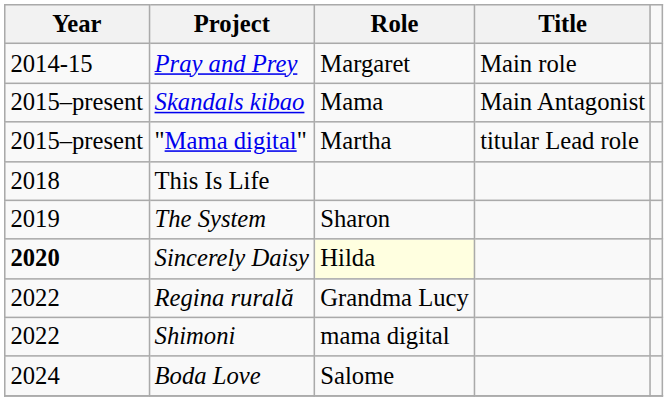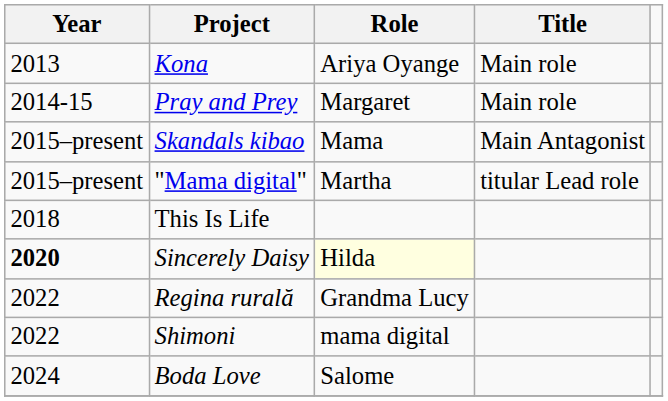+ row: (181, 63)
- row: (210, 219)
